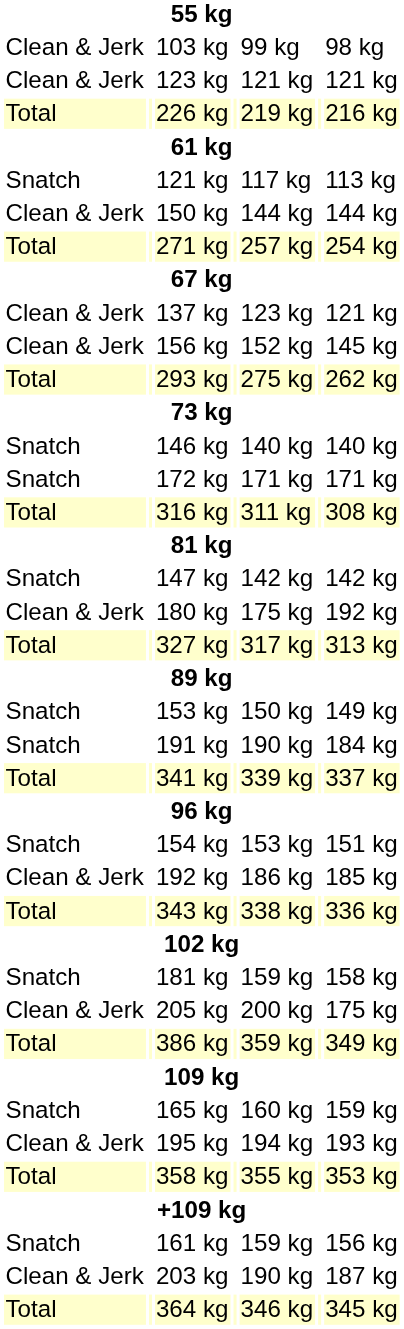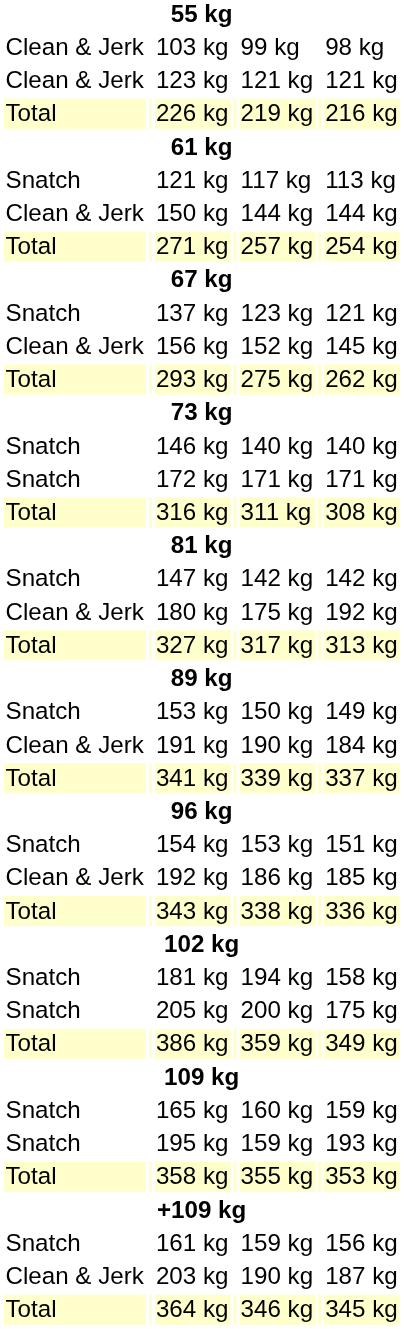(75, 312) Clean & Jerk -> (43, 312) Snatch
(43, 744) Snatch -> (75, 744) Clean & Jerk
(277, 977) 159 kg -> (277, 977) 194 kg
(75, 1010) Clean & Jerk -> (43, 1010) Snatch
(75, 1143) Clean & Jerk -> (43, 1143) Snatch
(277, 1143) 194 kg -> (277, 1143) 159 kg
